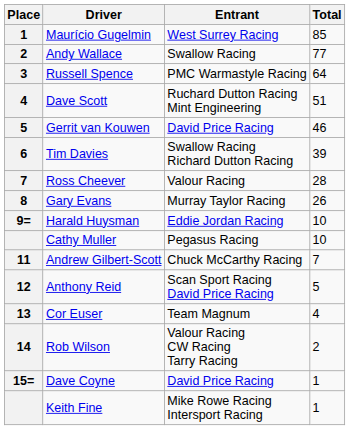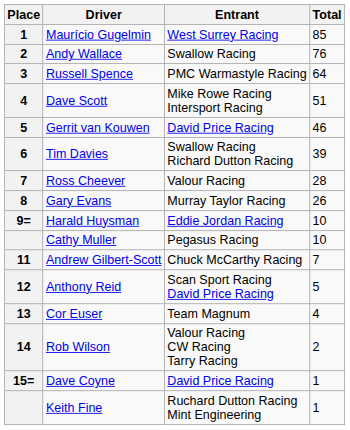(320, 54) 77 -> (320, 54) 76
(232, 101) Ruchard Dutton Racing Mint Engineering -> (220, 101) Mike Rowe Racing Intersport Racing
(220, 408) Mike Rowe Racing Intersport Racing -> (232, 408) Ruchard Dutton Racing Mint Engineering
